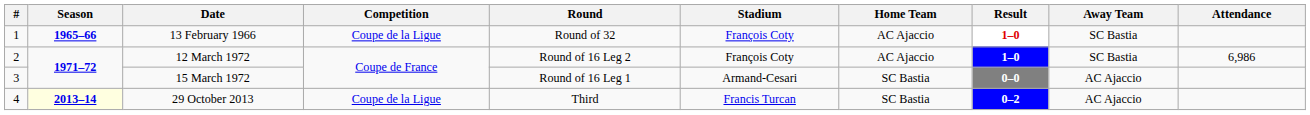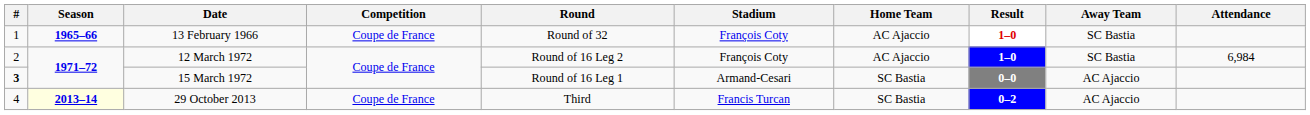(396, 35) Coupe de la Ligue -> (394, 35) Coupe de France
(1242, 56) 6,986 -> (1241, 56) 6,984
(16, 77) normal -> (16, 77) bold
(396, 98) Coupe de la Ligue -> (394, 98) Coupe de France
